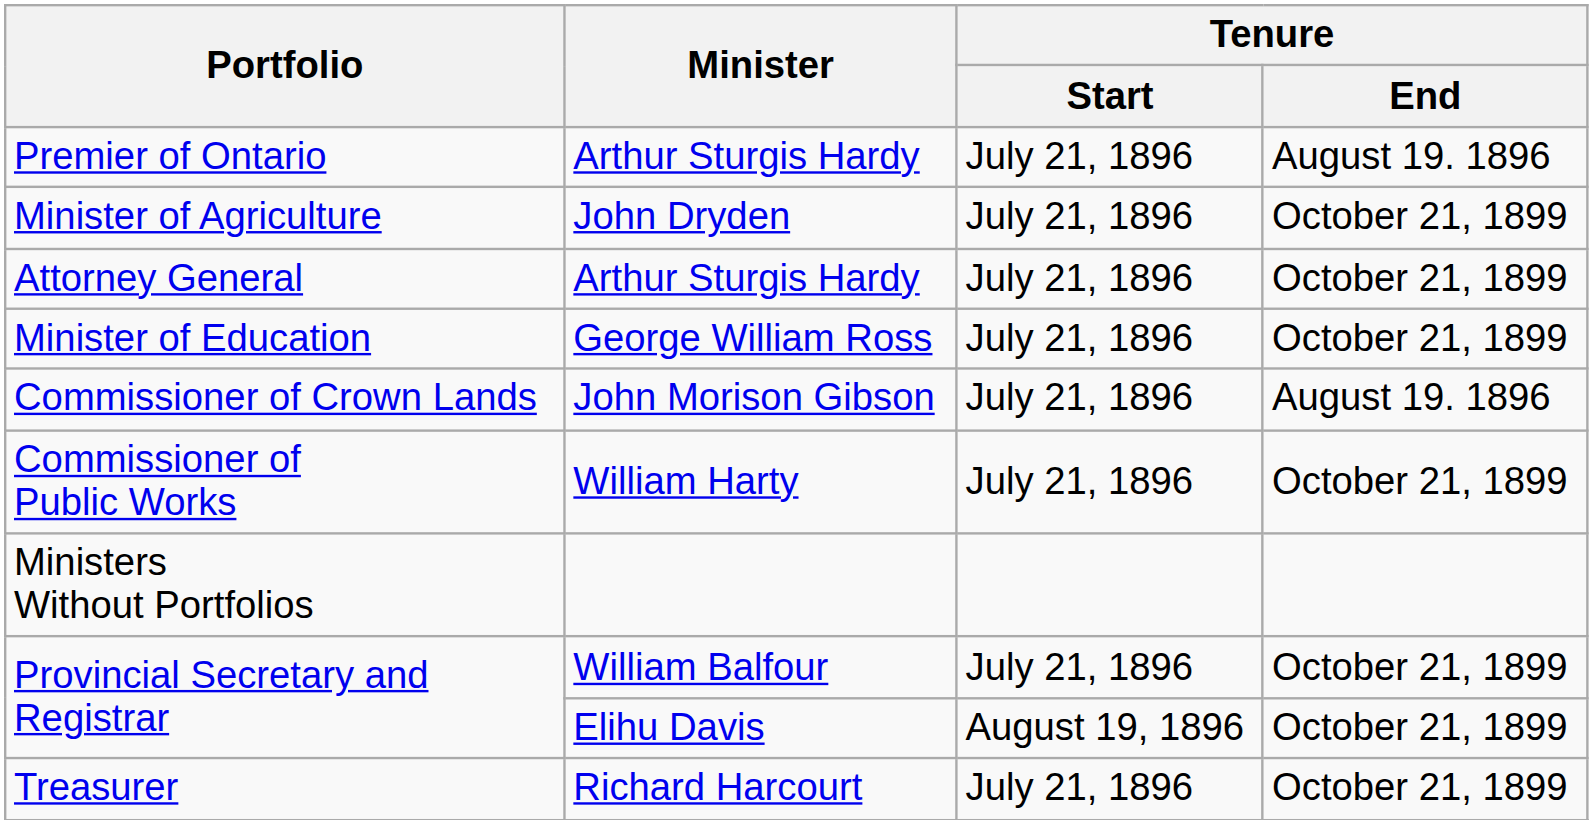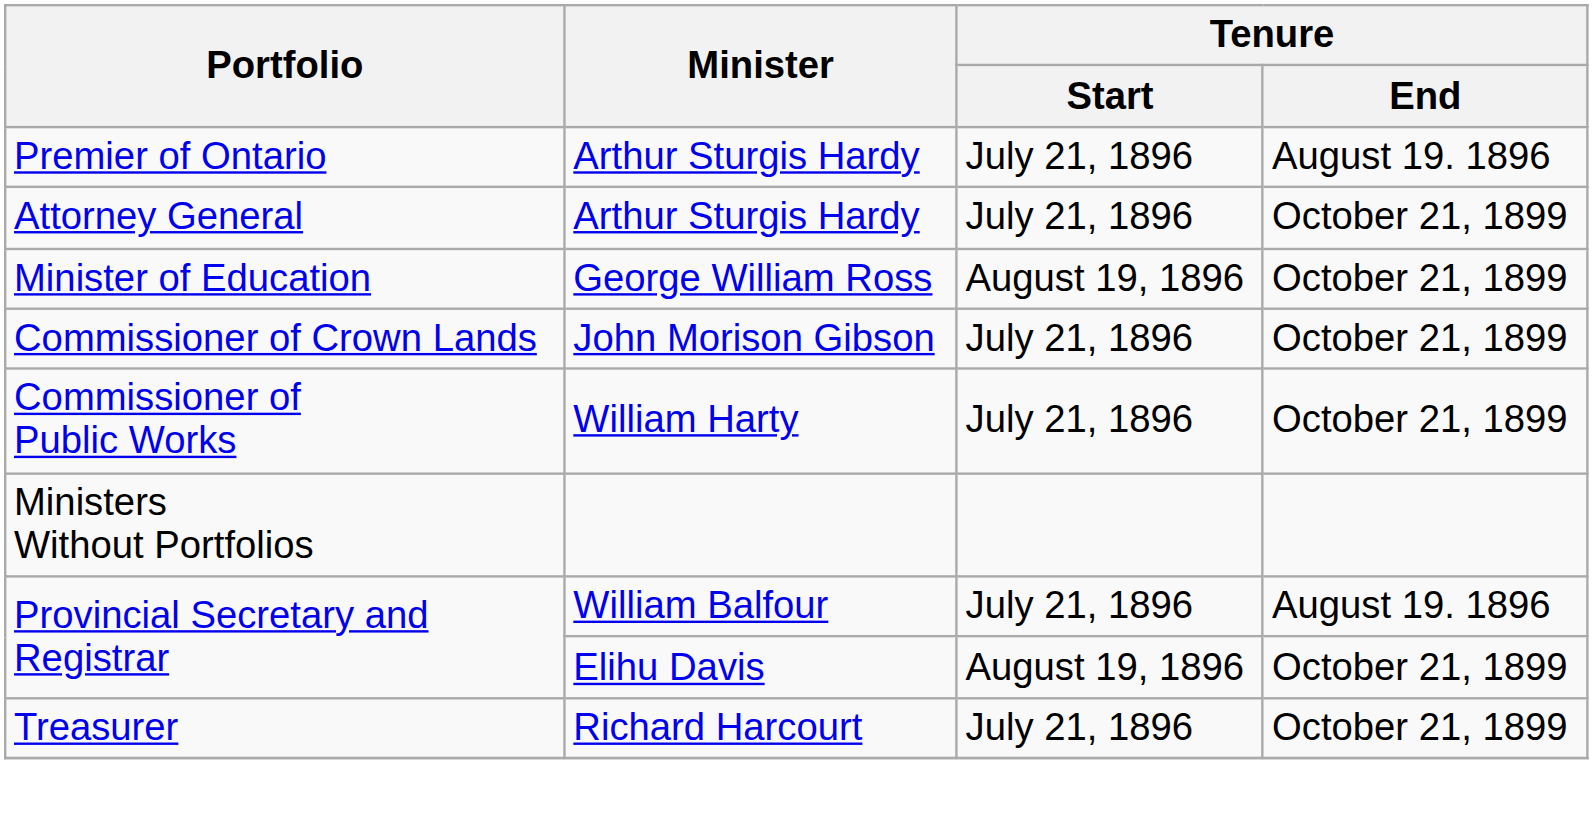- row: (198, 216)
(1079, 338) July 21, 1896 -> (1105, 277) August 19, 1896
(1411, 398) August 19. 1896 -> (1420, 338) October 21, 1899
(1420, 666) October 21, 1899 -> (1411, 606) August 19. 1896
